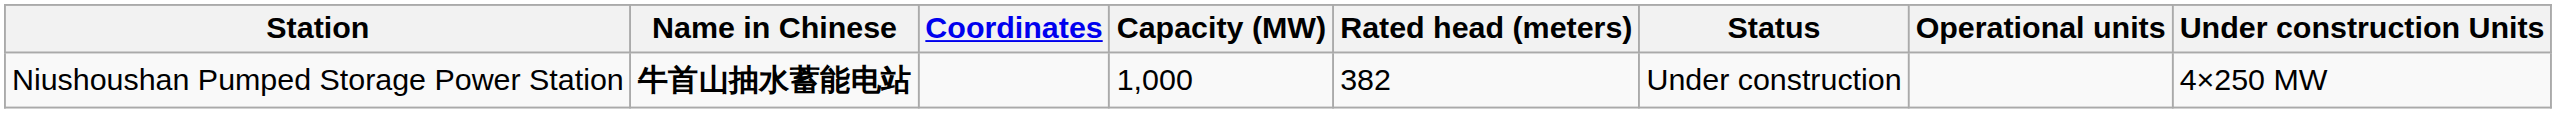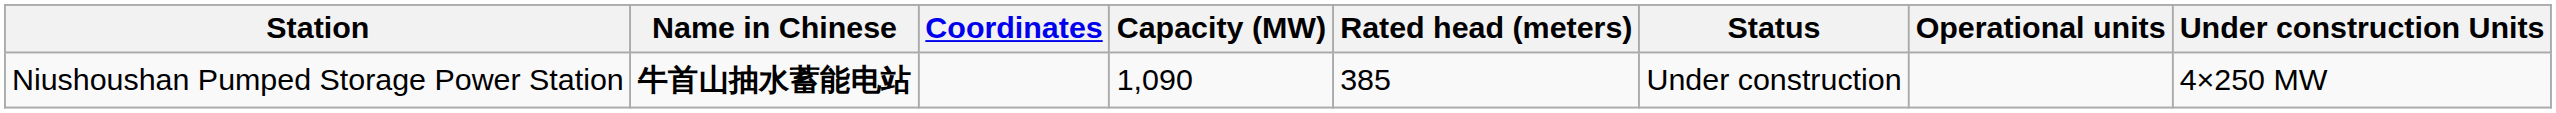(1155, 79) 1,000 -> (1155, 79) 1,090
(1366, 79) 382 -> (1366, 79) 385
